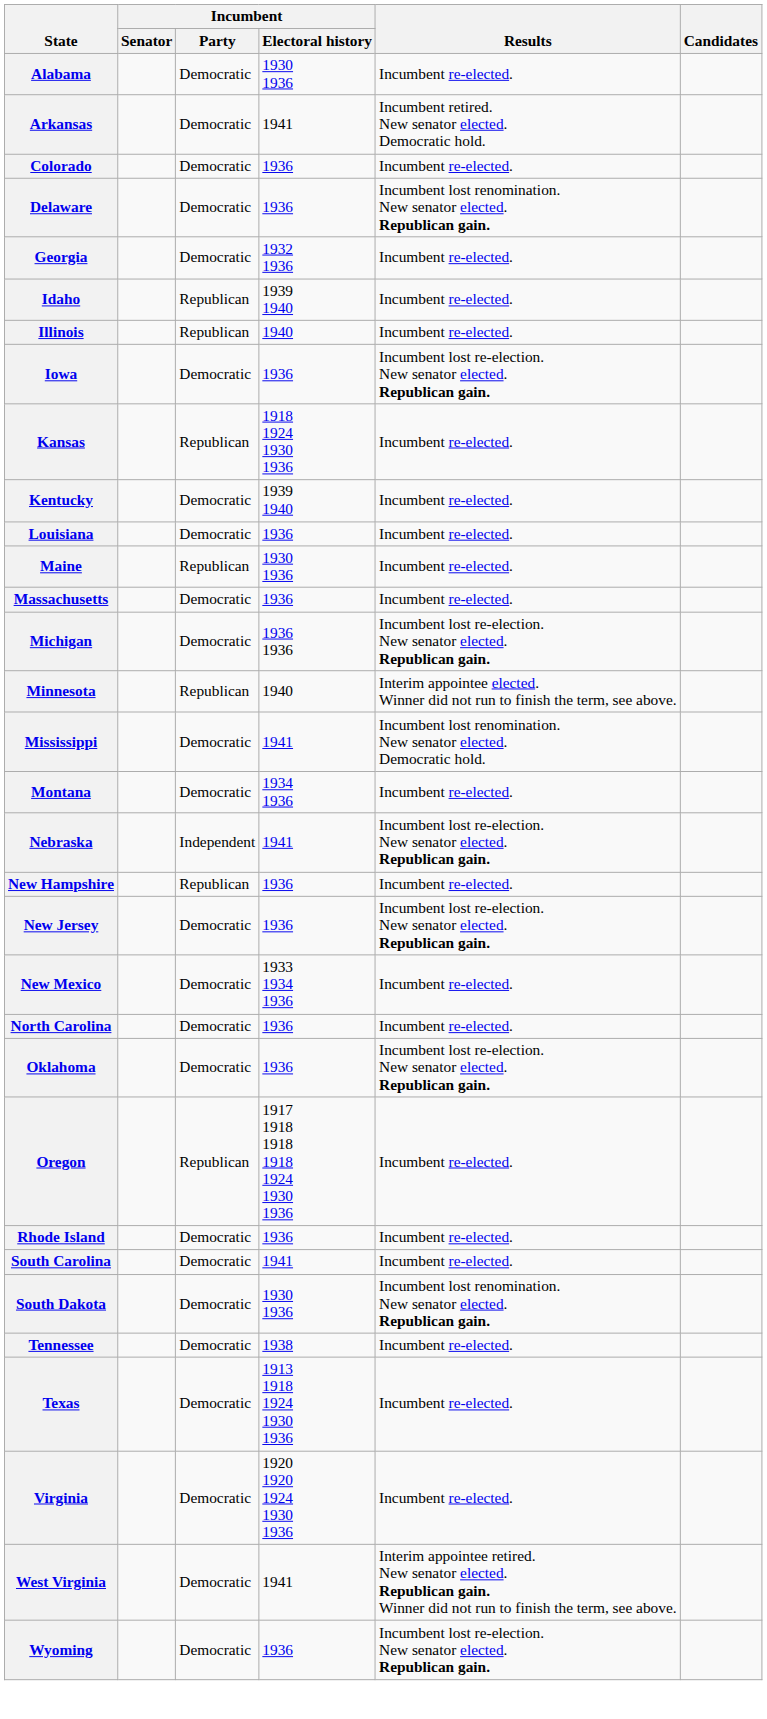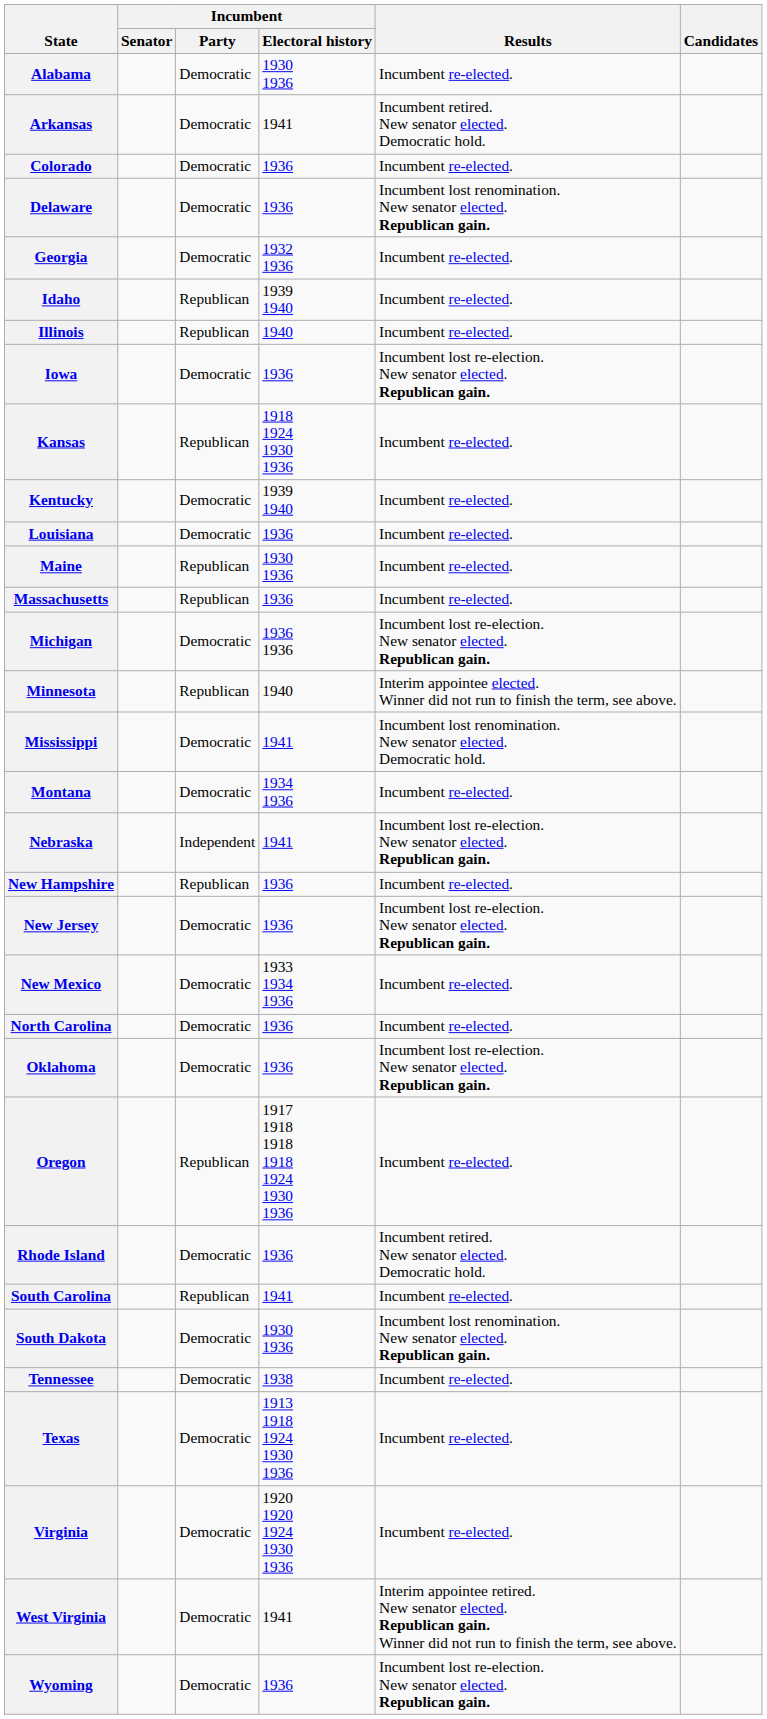(215, 599) Democratic -> (214, 599) Republican
(446, 1237) Incumbent re-elected. -> (443, 1254) Incumbent retired. New senator elected. Democratic hold.
(215, 1261) Democratic -> (214, 1296) Republican
